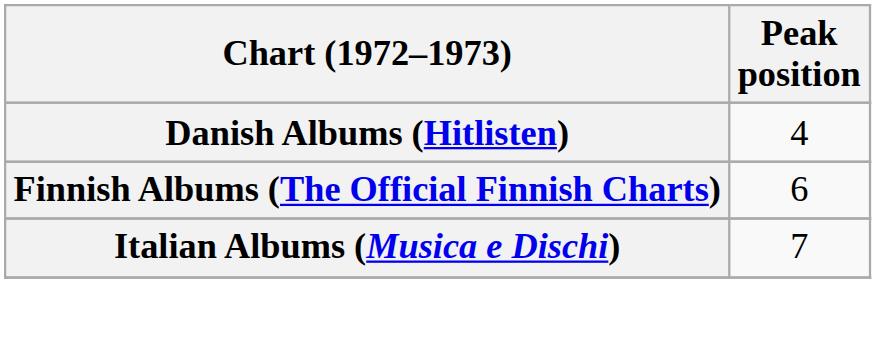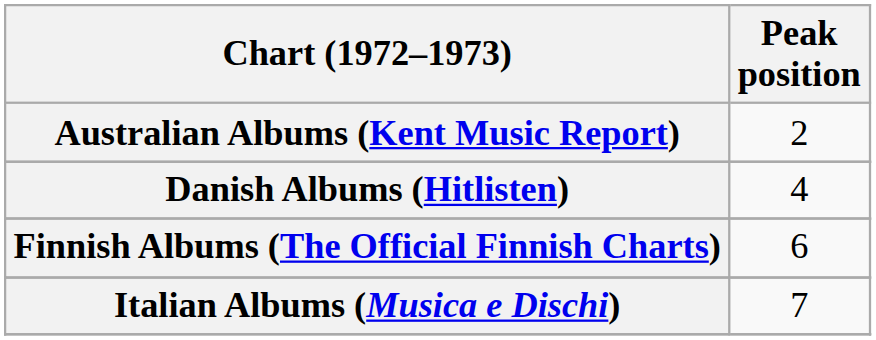+ row: (367, 131)
